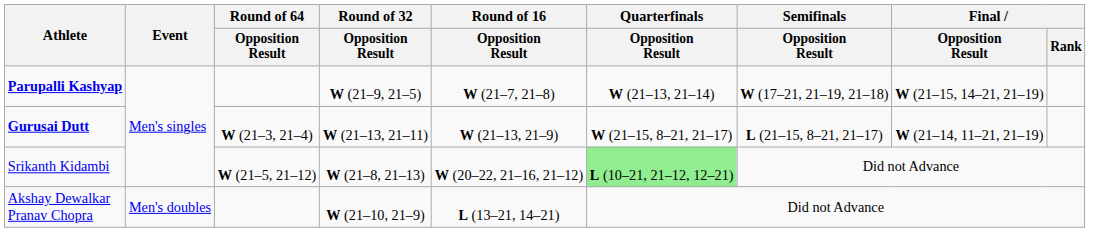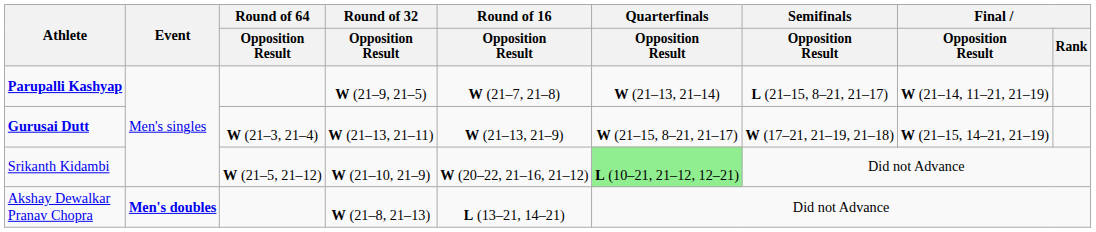(814, 95) W (17–21, 21–19, 21–18) -> (820, 95) L (21–15, 8–21, 21–17)
(969, 95) W (21–15, 14–21, 21–19) -> (975, 95) W (21–14, 11–21, 21–19)
(814, 135) L (21–15, 8–21, 21–17) -> (820, 135) W (17–21, 21–19, 21–18)
(969, 135) W (21–14, 11–21, 21–19) -> (975, 135) W (21–15, 14–21, 21–19)
(375, 175) W (21–8, 21–13) -> (381, 175) W (21–10, 21–9)
(170, 207) normal -> (173, 207) bold
(375, 216) W (21–10, 21–9) -> (381, 216) W (21–8, 21–13)
